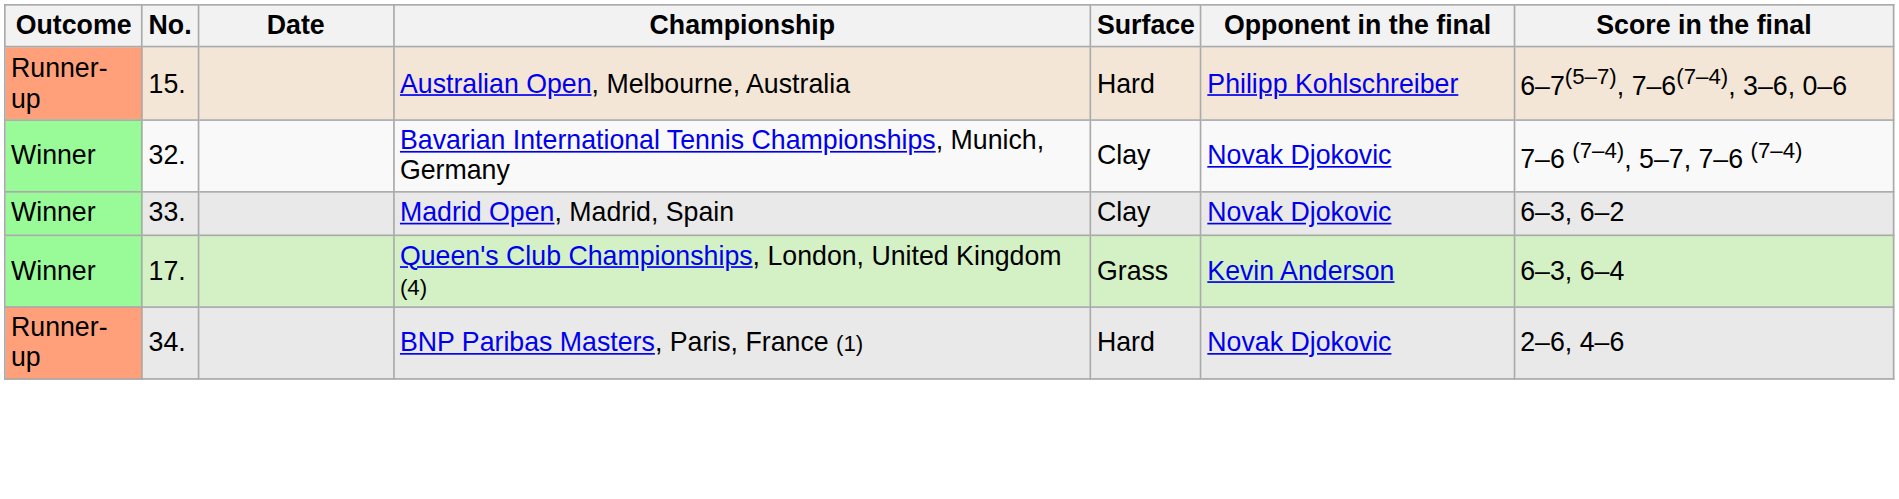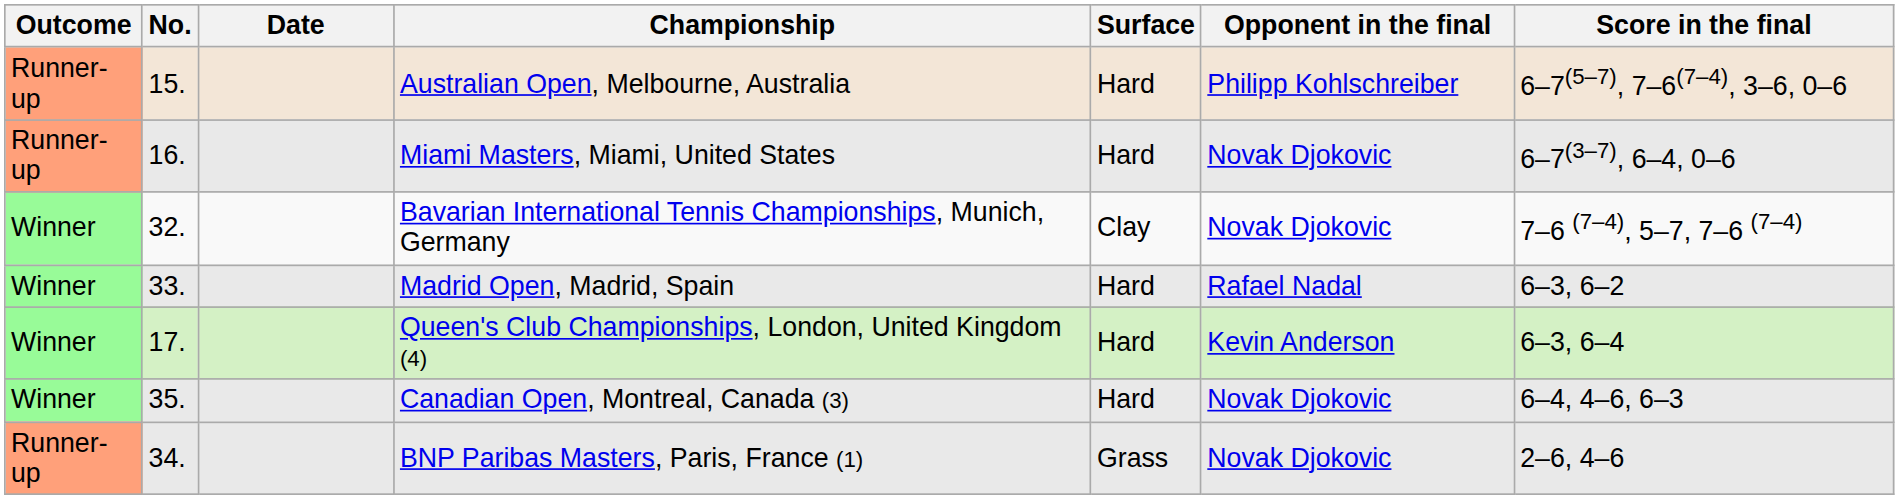+ row: (617, 155)
(1124, 212) Clay -> (1126, 285) Hard
(1299, 212) Novak Djokovic -> (1285, 285) Rafael Nadal
(1133, 270) Grass -> (1126, 342) Hard
+ row: (624, 400)
(1126, 342) Hard -> (1133, 457) Grass
